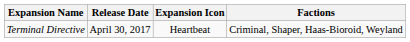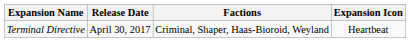columns swapped: (316, 12) <-> (190, 12)
